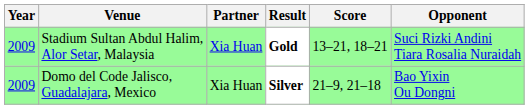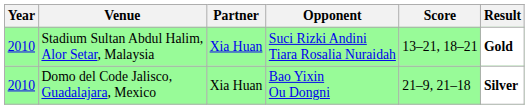columns swapped: (458, 16) <-> (287, 16)
(21, 46) 2009 -> (21, 46) 2010
(21, 85) 2009 -> (21, 85) 2010
